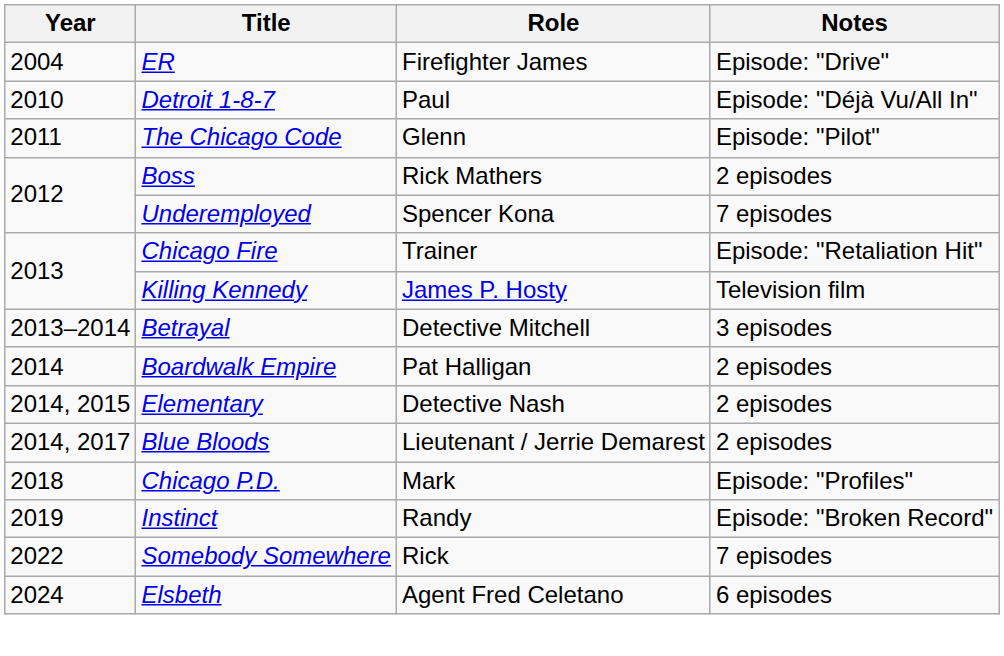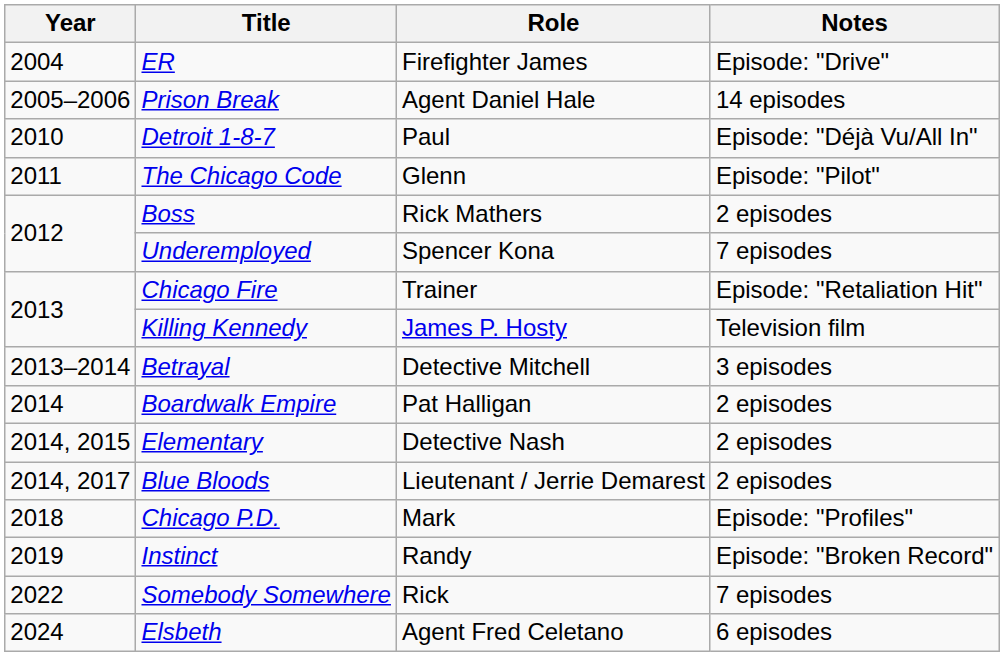+ row: (210, 99)
